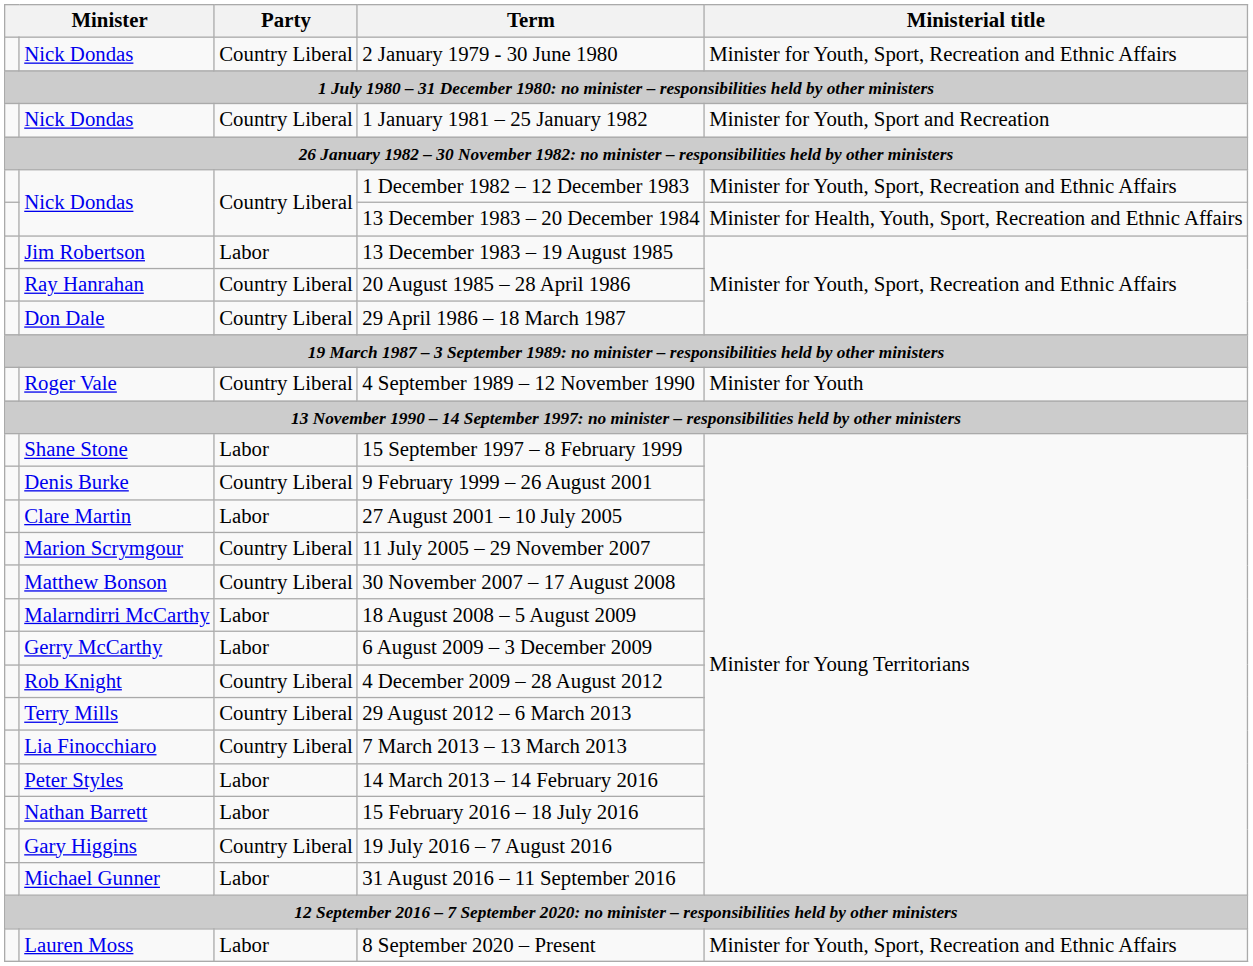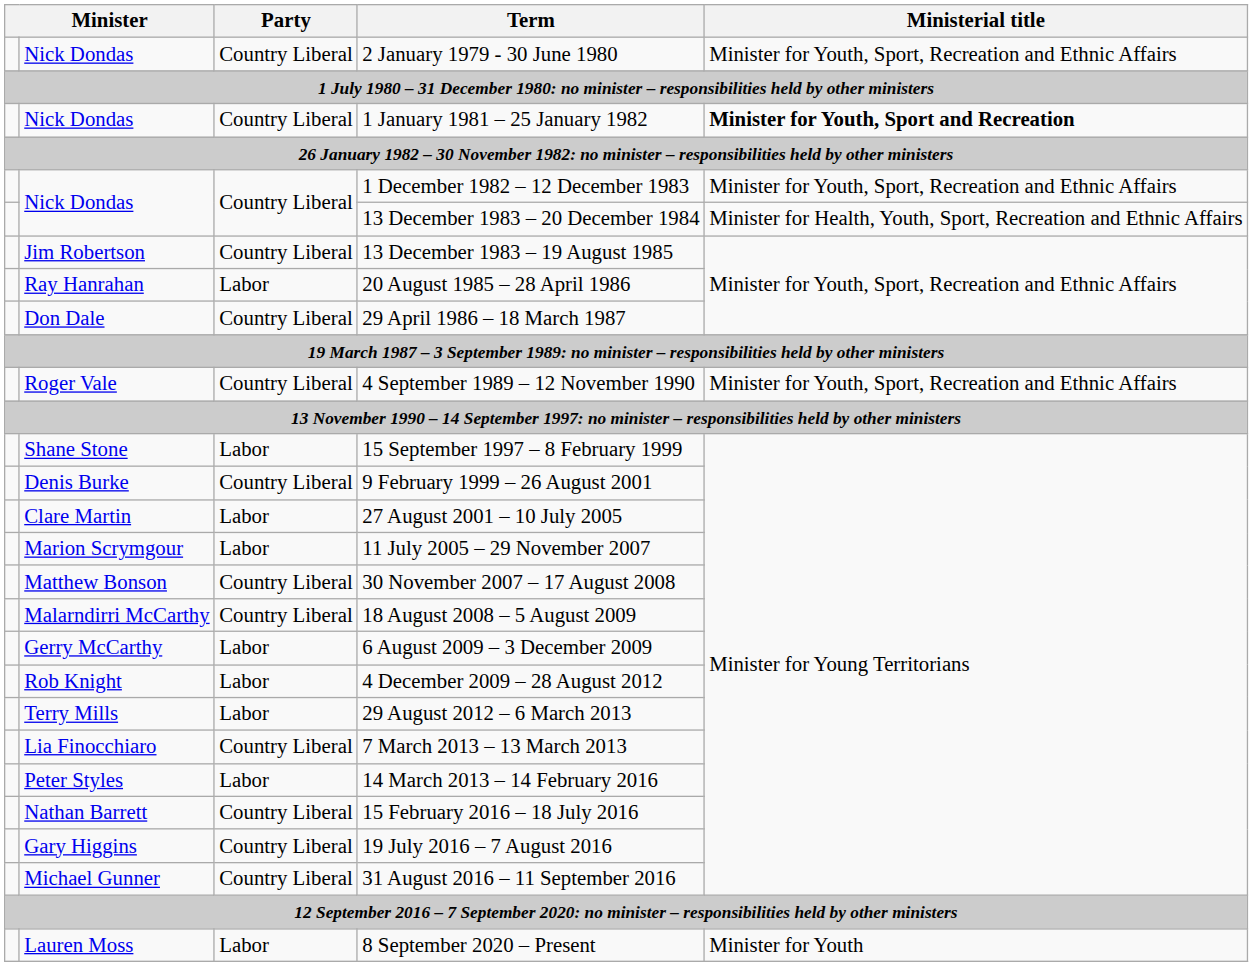(879, 119) normal -> (892, 119) bold
(244, 251) Labor -> (286, 251) Country Liberal
(286, 284) Country Liberal -> (244, 284) Labor
(786, 383) Minister for Youth -> (943, 383) Minister for Youth, Sport, Recreation and Ethnic Affairs
(286, 548) Country Liberal -> (244, 548) Labor
(244, 614) Labor -> (286, 614) Country Liberal
(286, 680) Country Liberal -> (244, 680) Labor
(286, 713) Country Liberal -> (244, 713) Labor
(244, 812) Labor -> (286, 812) Country Liberal
(244, 878) Labor -> (286, 878) Country Liberal
(943, 944) Minister for Youth, Sport, Recreation and Ethnic Affairs -> (786, 944) Minister for Youth
